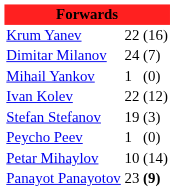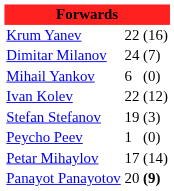(128, 76) 1 -> (128, 76) 6
(132, 157) 10 -> (132, 157) 17
(132, 178) 23 -> (132, 178) 20
